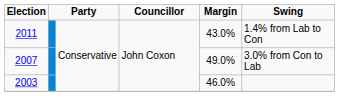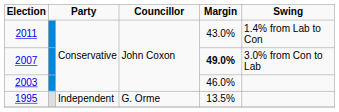(221, 61) normal -> (221, 61) bold
+ row: (26, 99)
